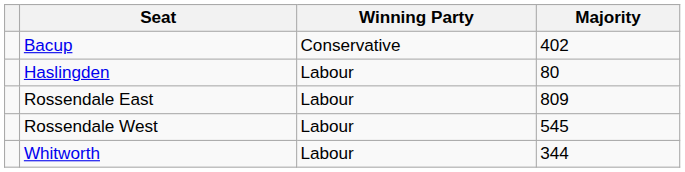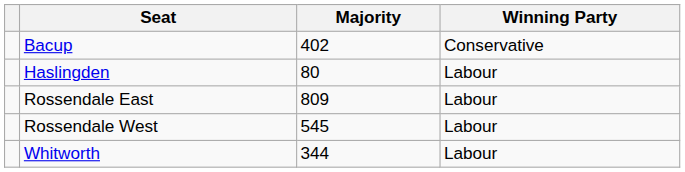columns swapped: (416, 18) <-> (608, 18)
